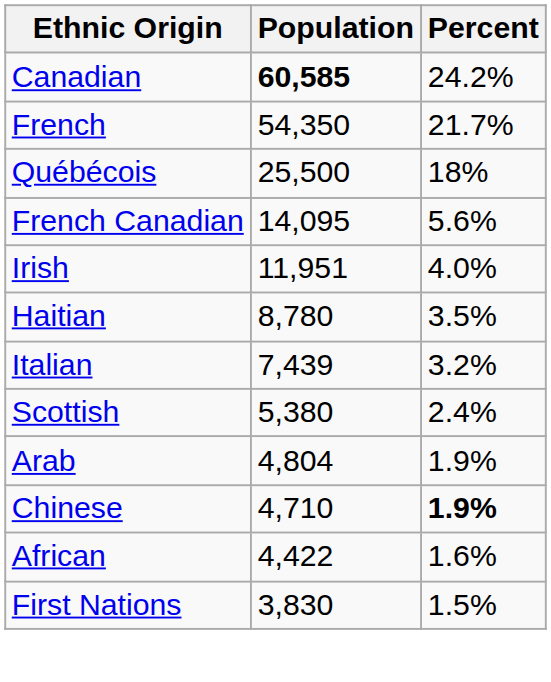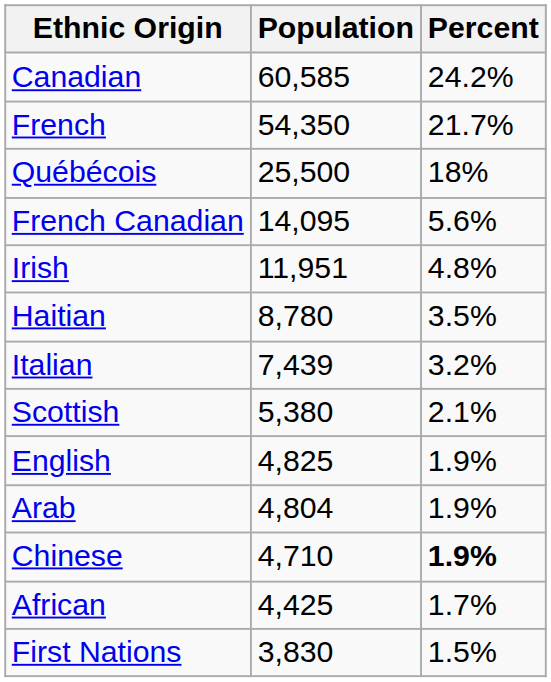(304, 76) bold -> (304, 76) normal
(462, 268) 4.0% -> (462, 268) 4.8%
(462, 412) 2.4% -> (462, 412) 2.1%
+ row: (61, 460)
(296, 556) 4,422 -> (296, 604) 4,425
(462, 556) 1.6% -> (462, 604) 1.7%
